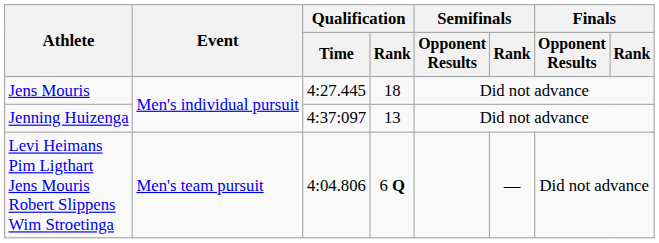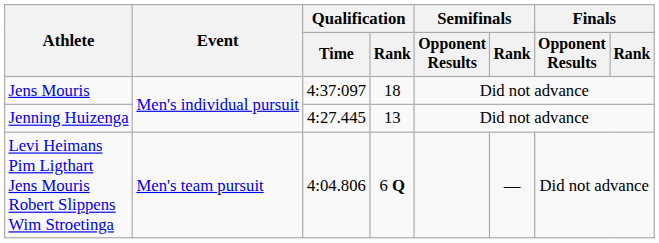(336, 90) 4:27.445 -> (336, 90) 4:37:097
(336, 118) 4:37:097 -> (336, 118) 4:27.445
